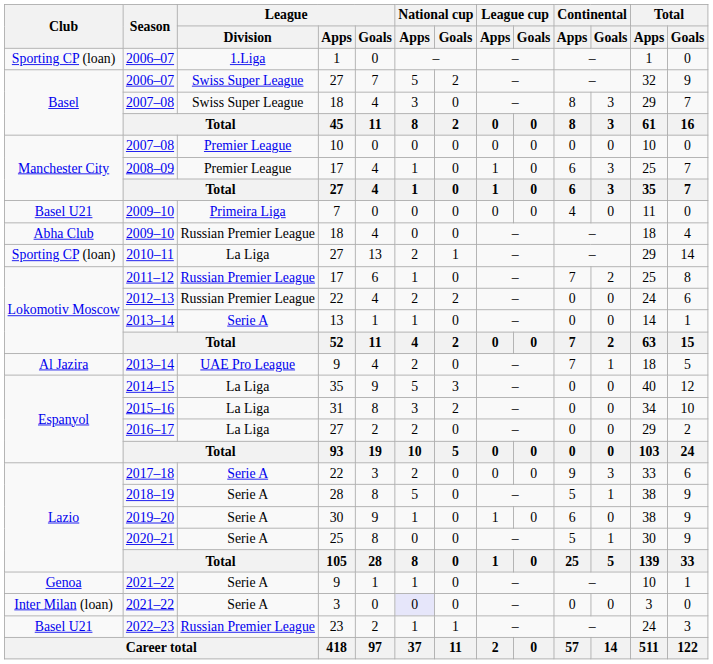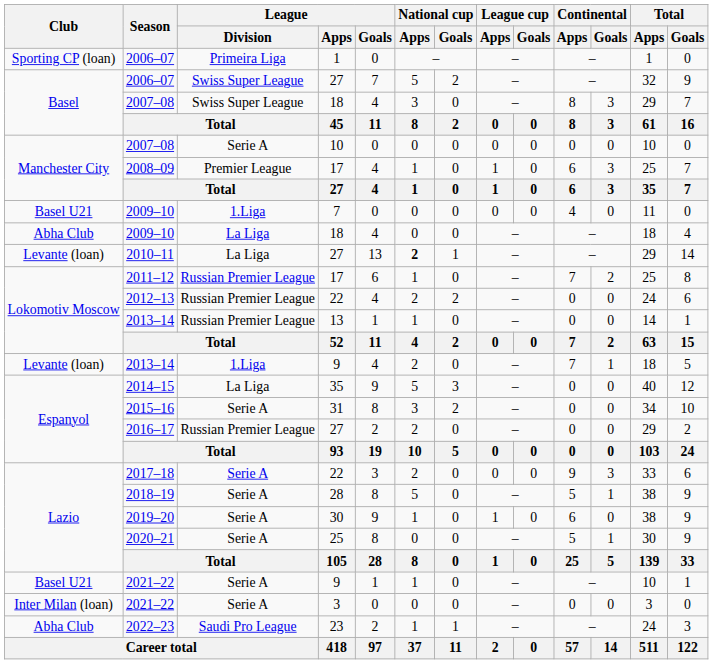(248, 59) 1.Liga -> (248, 59) Primeira Liga
(248, 146) Premier League -> (248, 146) Serie A
(248, 211) Primeira Liga -> (248, 211) 1.Liga
(248, 233) Russian Premier League -> (248, 233) La Liga
(64, 255) Sporting CP (loan) -> (64, 255) Levante (loan)
(415, 255) normal -> (415, 255) bold
(248, 320) Serie A -> (248, 320) Russian Premier League
(64, 364) Al Jazira -> (64, 364) Levante (loan)
(248, 364) UAE Pro League -> (248, 364) 1.Liga
(248, 408) La Liga -> (248, 408) Serie A
(248, 430) La Liga -> (248, 430) Russian Premier League
(64, 582) Genoa -> (64, 582) Basel U21
(415, 604) lavender background -> (415, 604) no background
(64, 626) Basel U21 -> (64, 626) Abha Club
(248, 626) Russian Premier League -> (248, 626) Saudi Pro League
